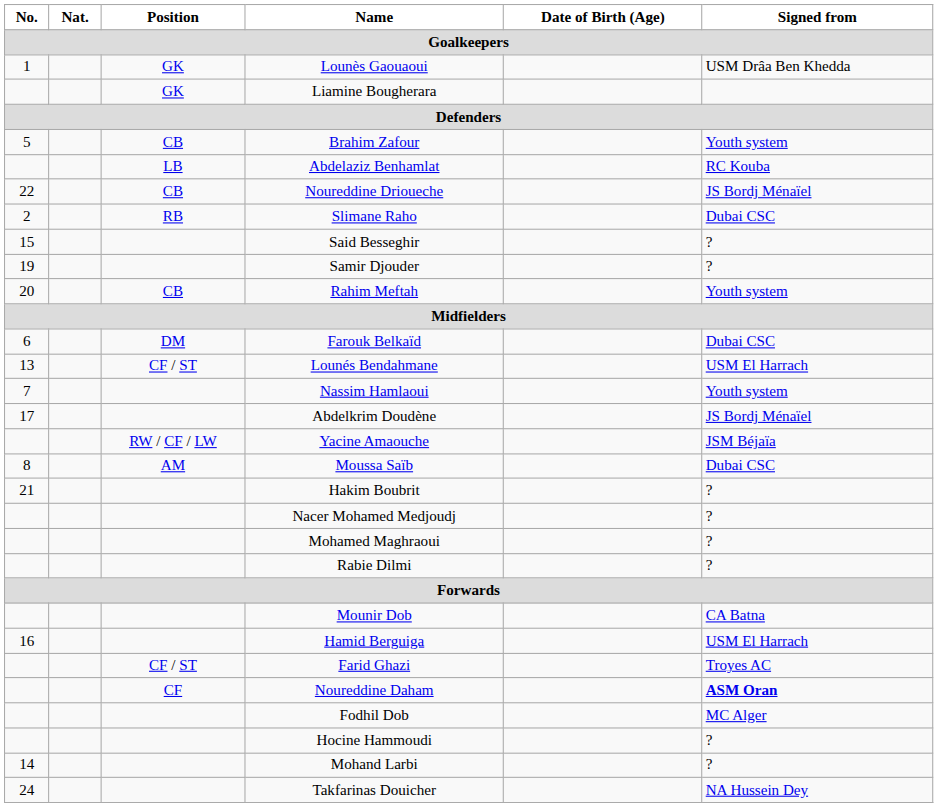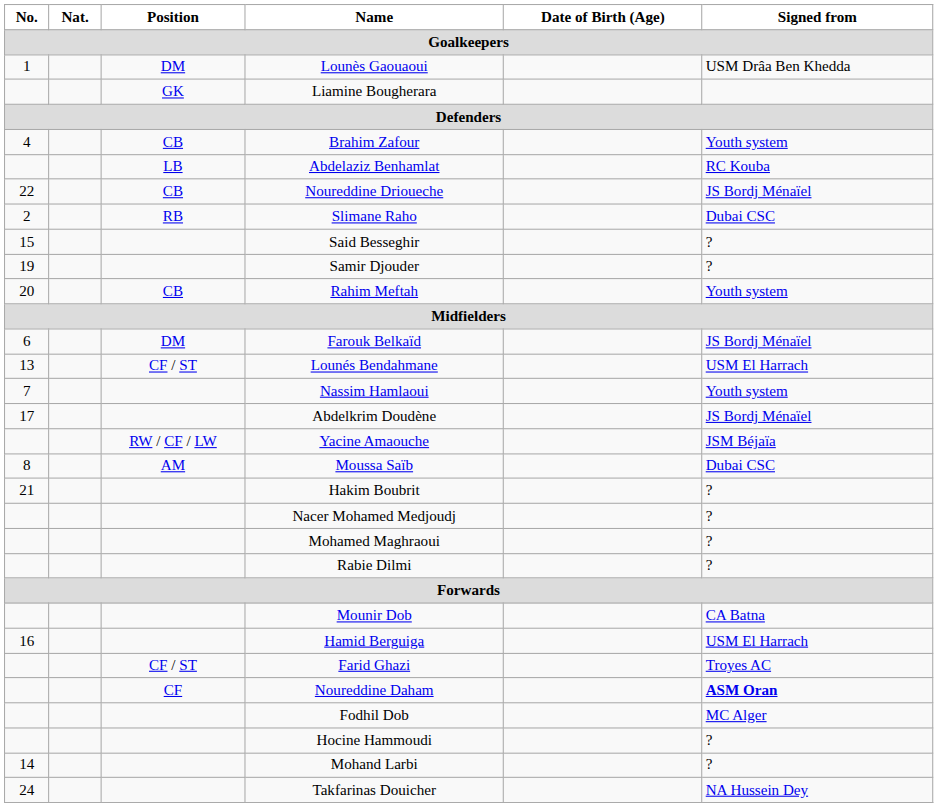(173, 67) GK -> (173, 67) DM
(27, 142) 5 -> (27, 142) 4
(740, 341) Dubai CSC -> (759, 341) JS Bordj Ménaïel
